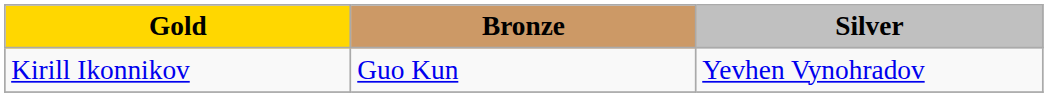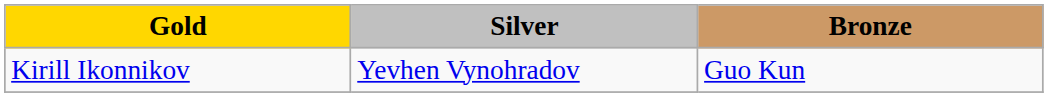columns swapped: (869, 26) <-> (523, 26)
